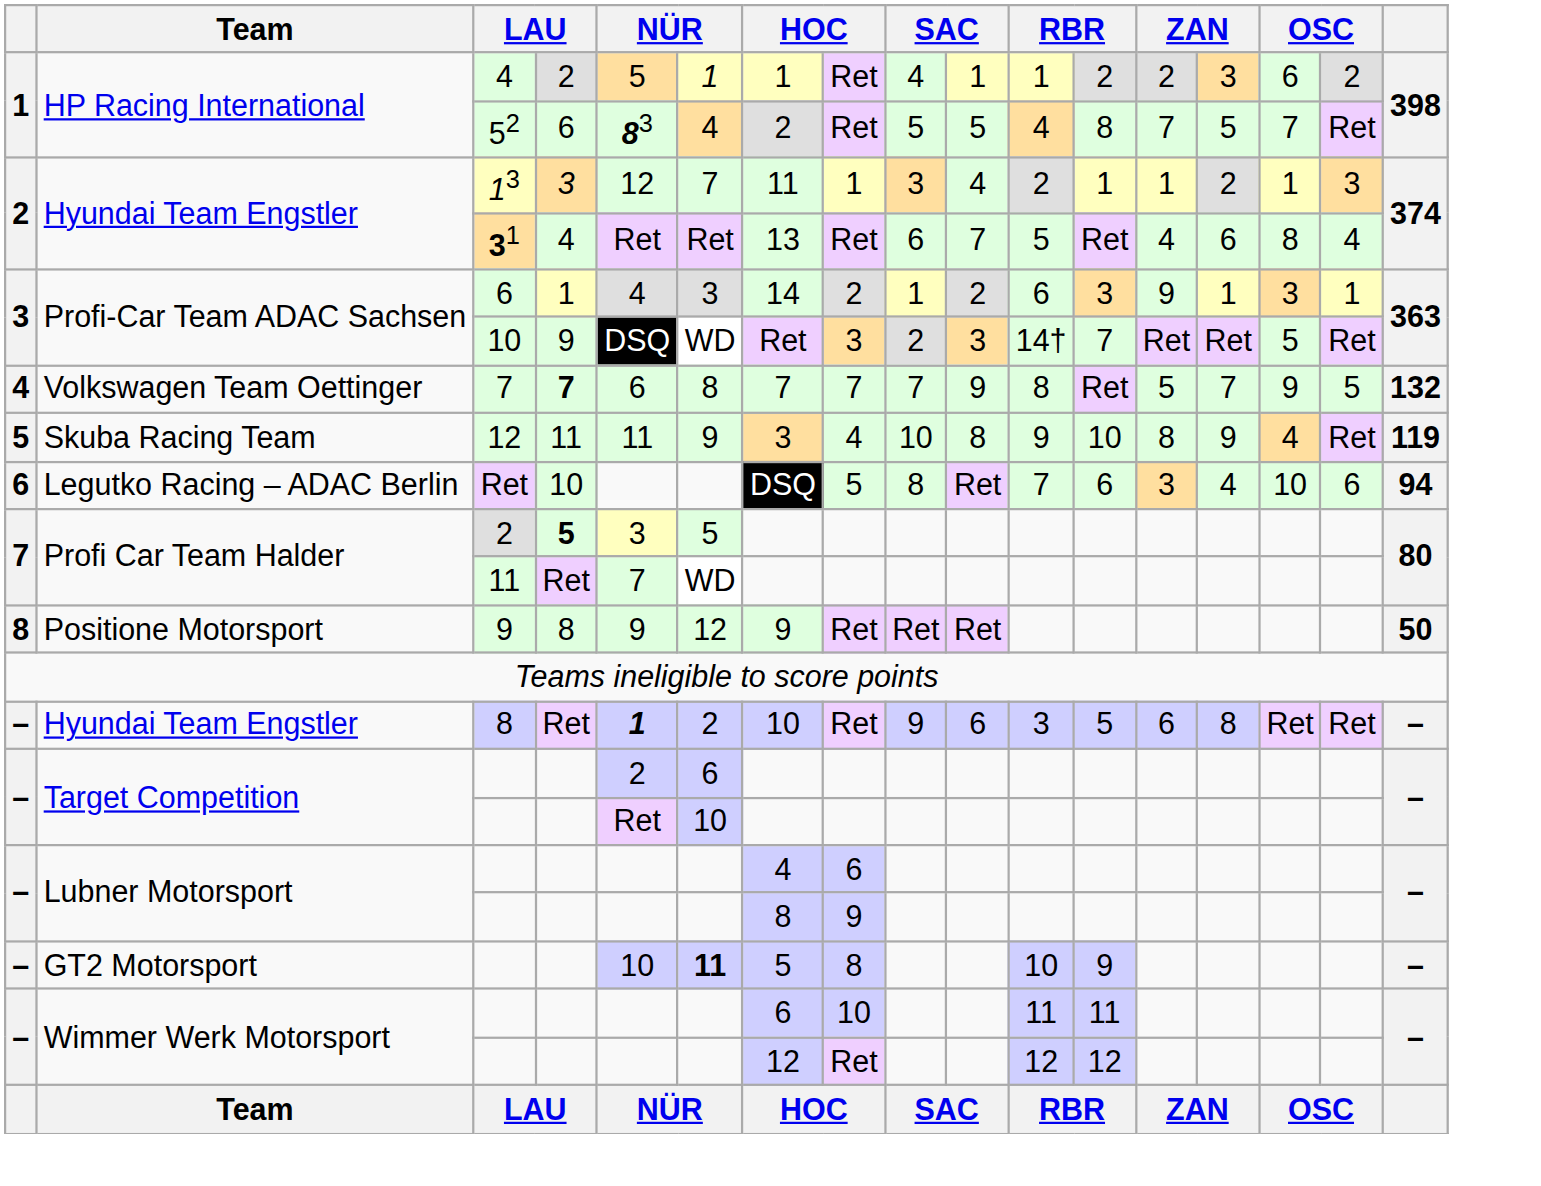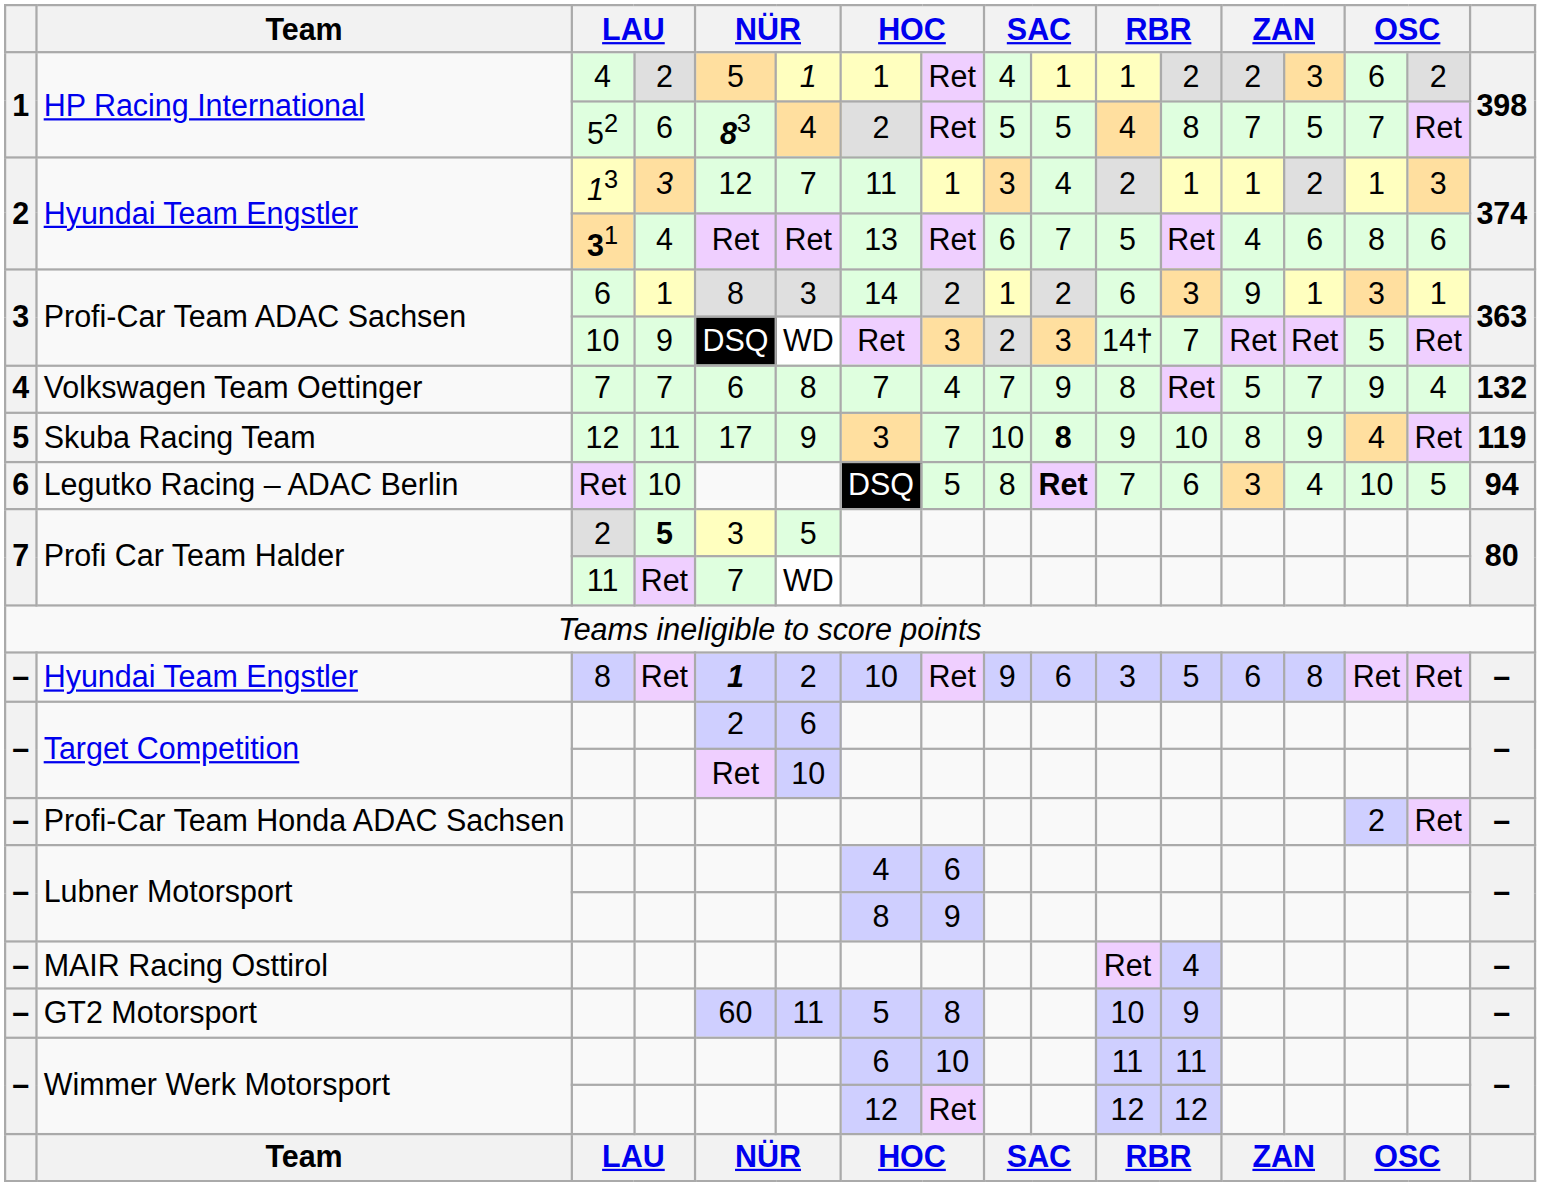(1352, 241) 4 -> (1438, 241) 6
(637, 293) 4 -> (735, 293) 8
(566, 389) bold -> (664, 389) normal
(854, 389) 7 -> (952, 389) 4
(1352, 389) 5 -> (1438, 389) 4
(637, 437) 11 -> (735, 437) 17
(854, 437) 4 -> (952, 437) 7
(978, 437) normal -> (1063, 437) bold
(978, 485) normal -> (1063, 485) bold
(1352, 485) 6 -> (1438, 485) 5
- row: (183, 629)
+ row: (304, 821)
+ row: (186, 965)
(637, 965) 10 -> (735, 1013) 60
(710, 965) bold -> (808, 1013) normal
